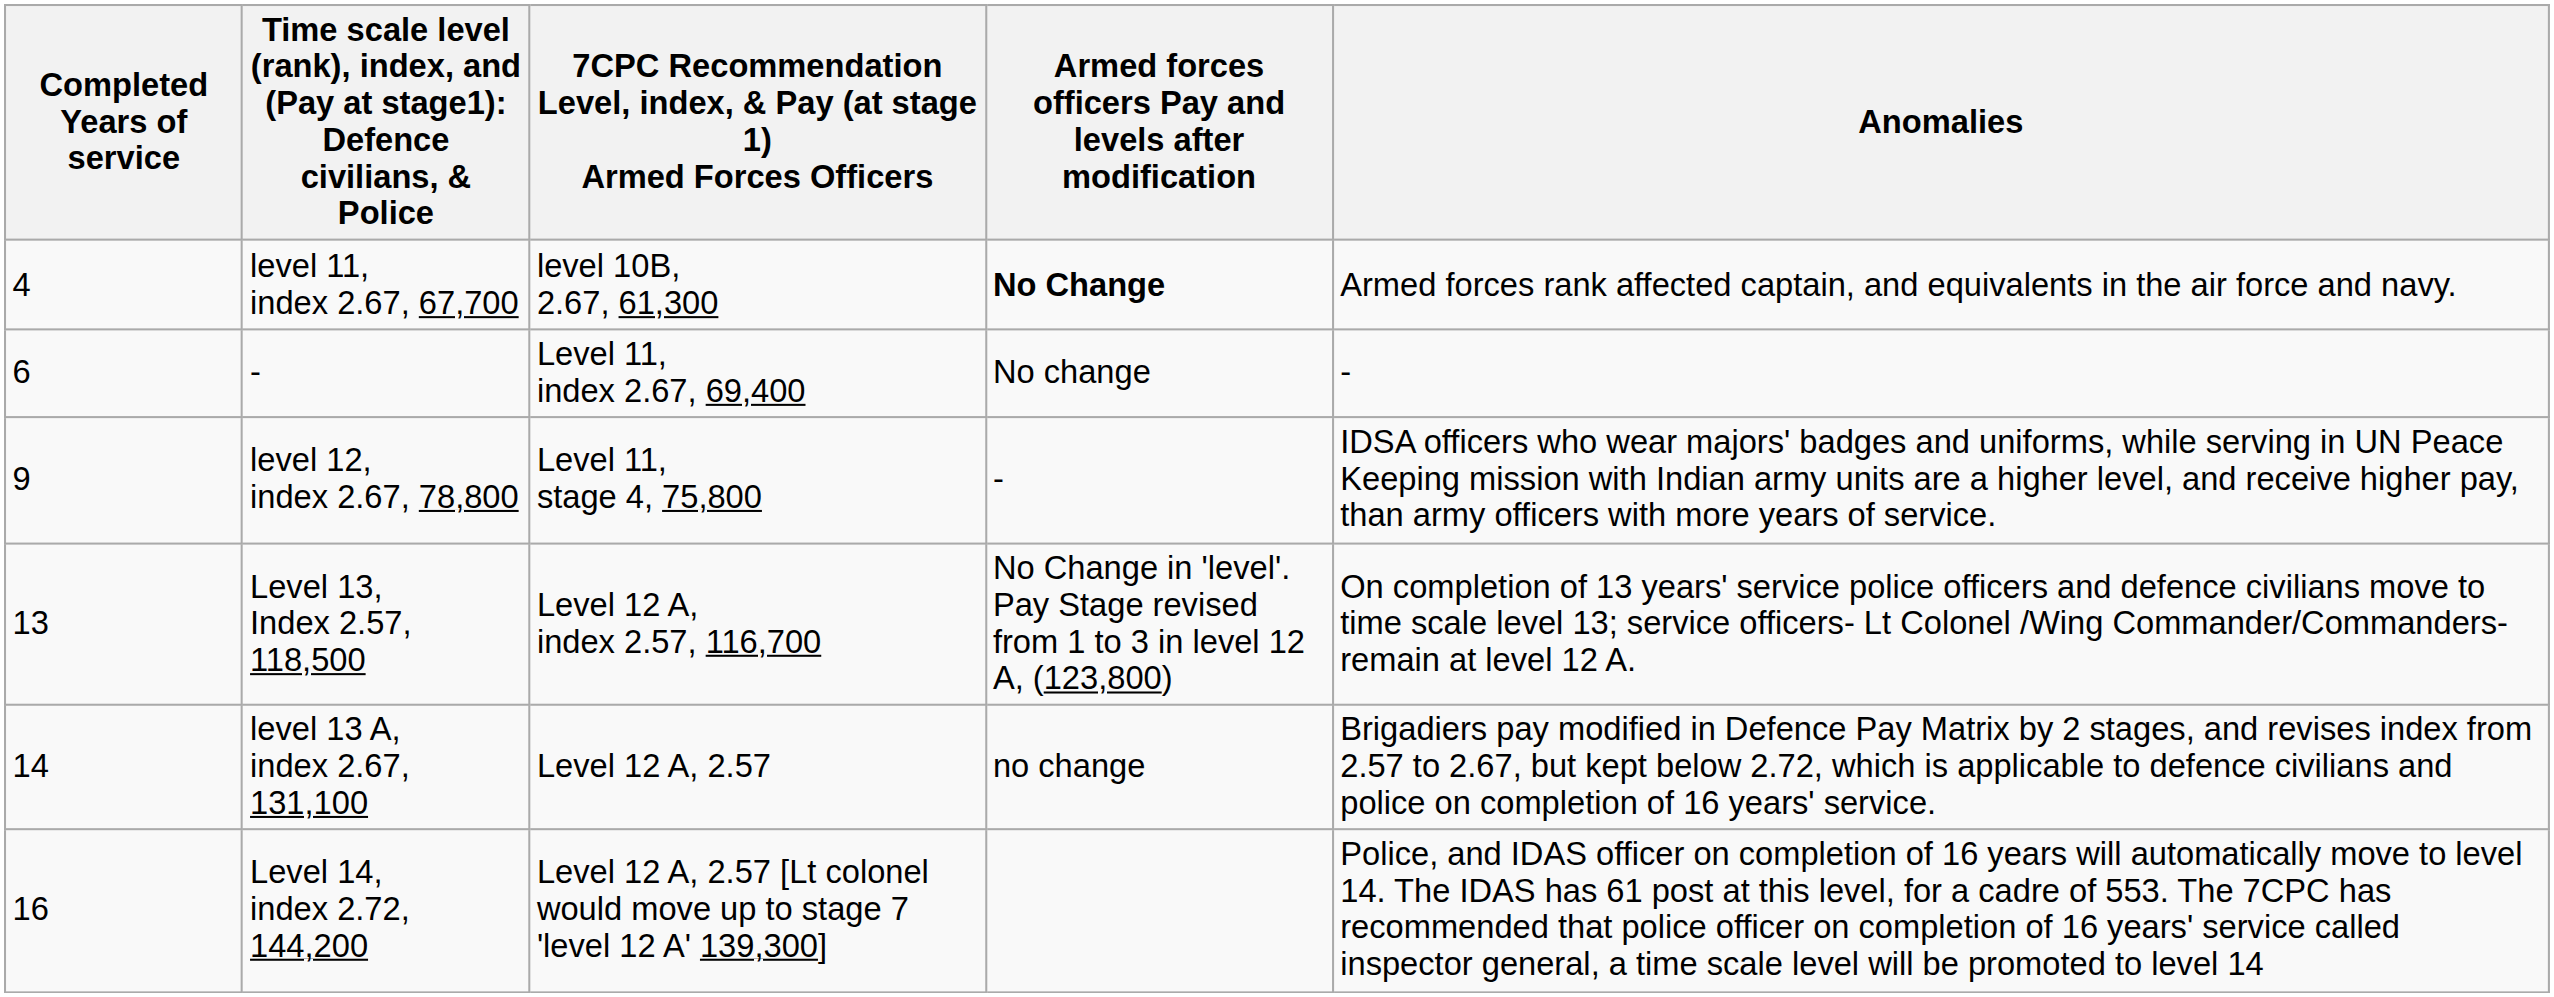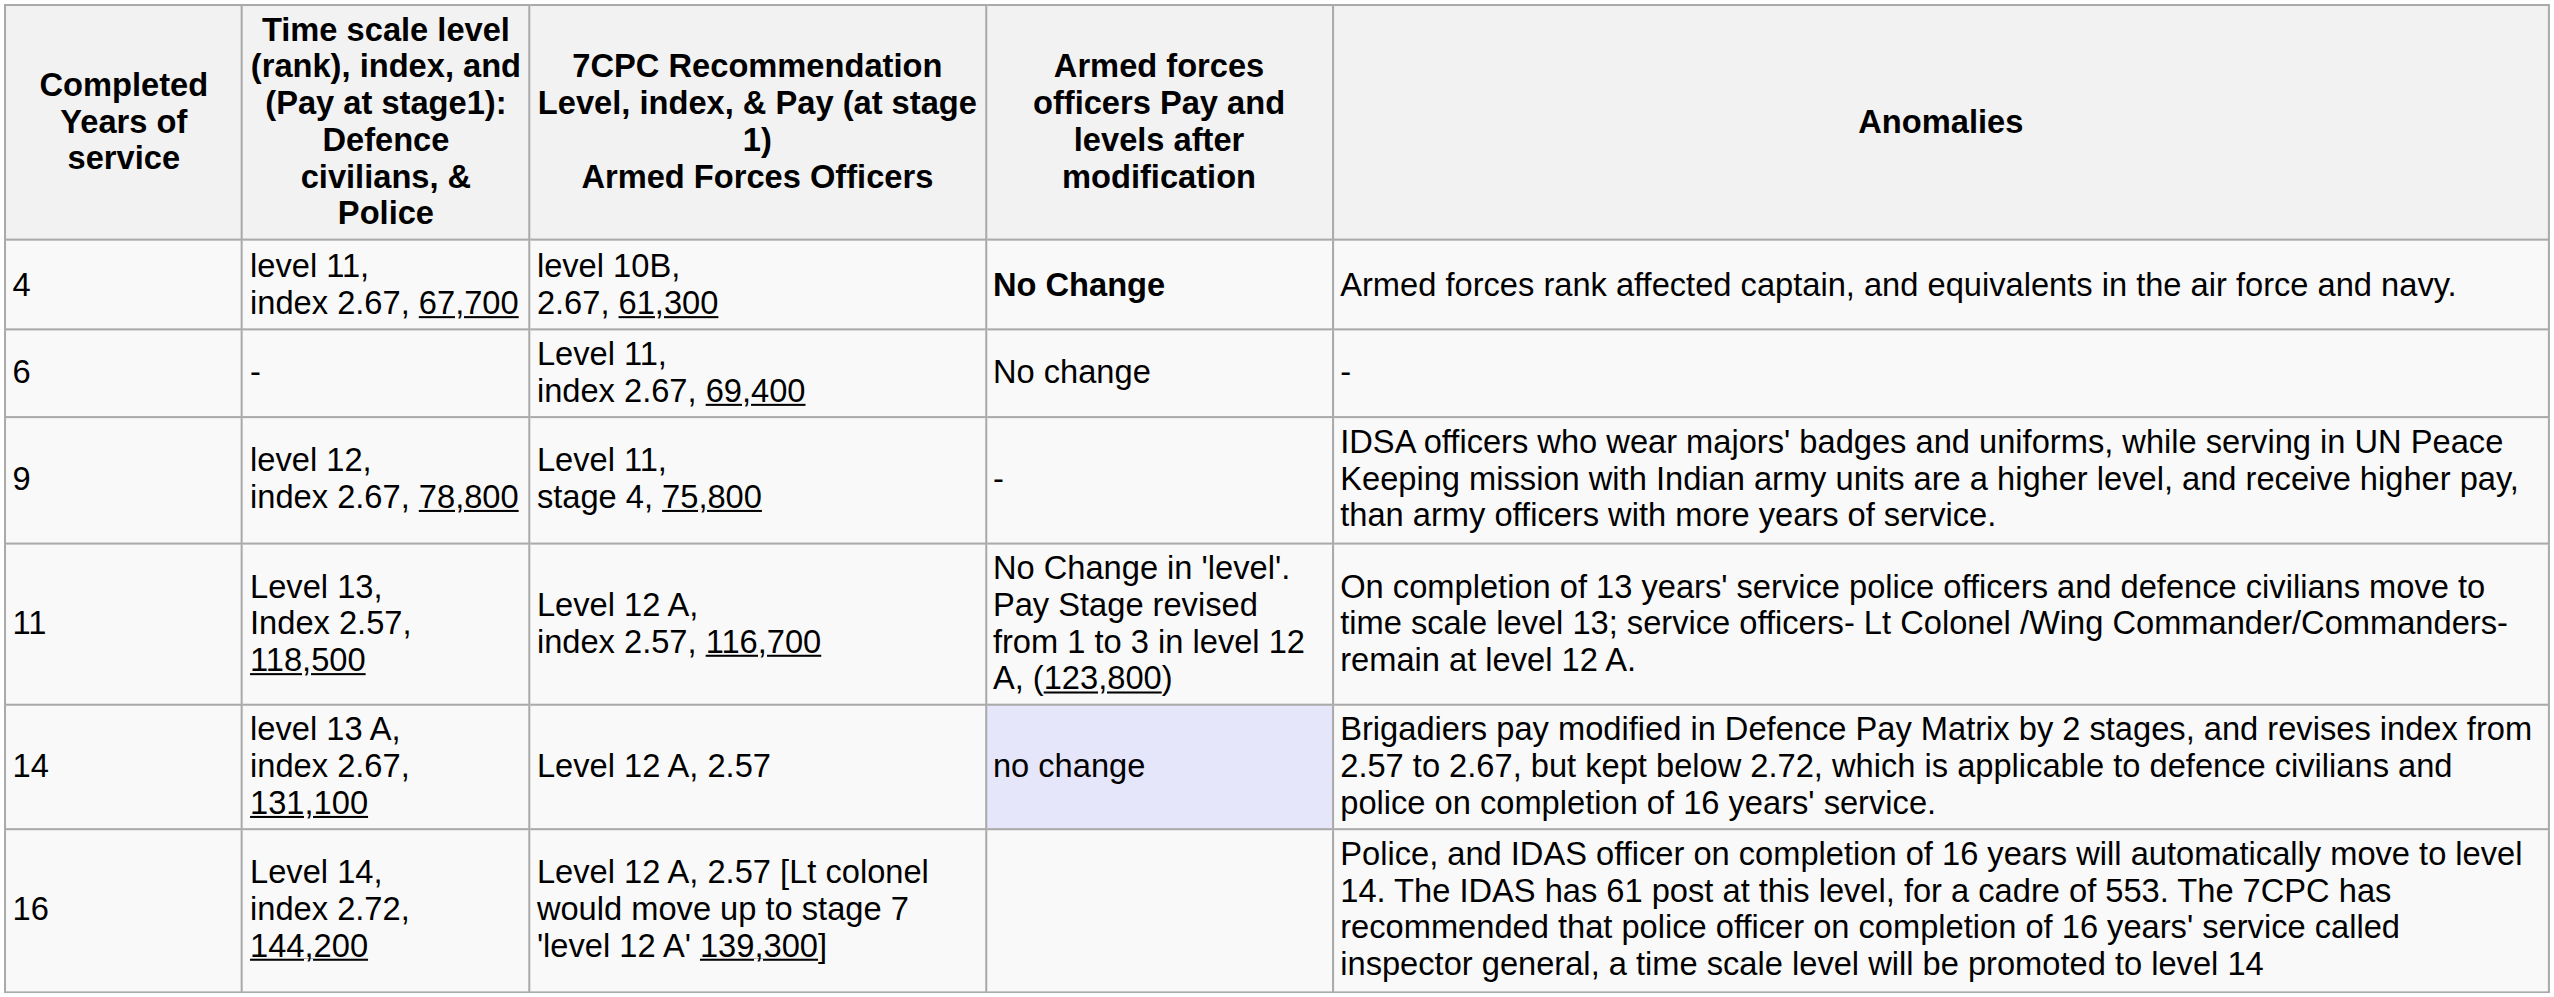(31, 623) 13 -> (29, 623) 11
(1069, 766) no background -> (1069, 766) lavender background
